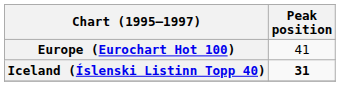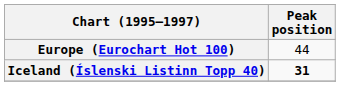(302, 50) 41 -> (302, 50) 44
